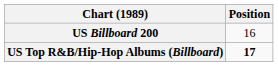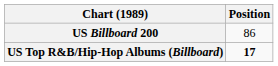(249, 33) 16 -> (249, 33) 86
